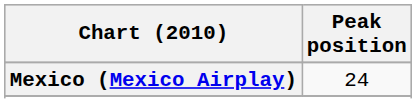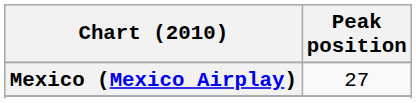(357, 80) 24 -> (357, 80) 27
